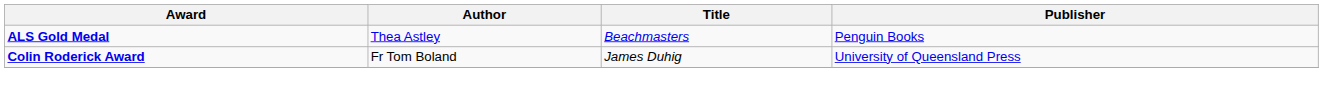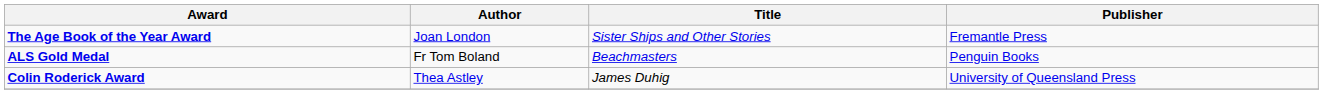+ row: (109, 36)
(405, 36) Thea Astley -> (457, 57) Fr Tom Boland
(414, 57) Fr Tom Boland -> (448, 78) Thea Astley
